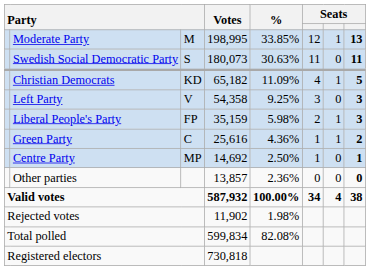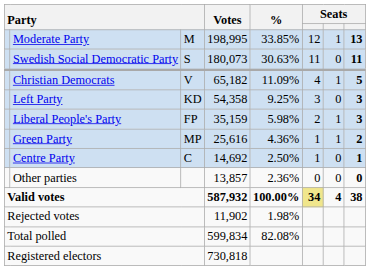(193, 80) KD -> (188, 80) V
(188, 99) V -> (193, 99) KD
(188, 138) C -> (193, 138) MP
(193, 158) MP -> (188, 158) C
(314, 197) no background -> (314, 197) khaki background
